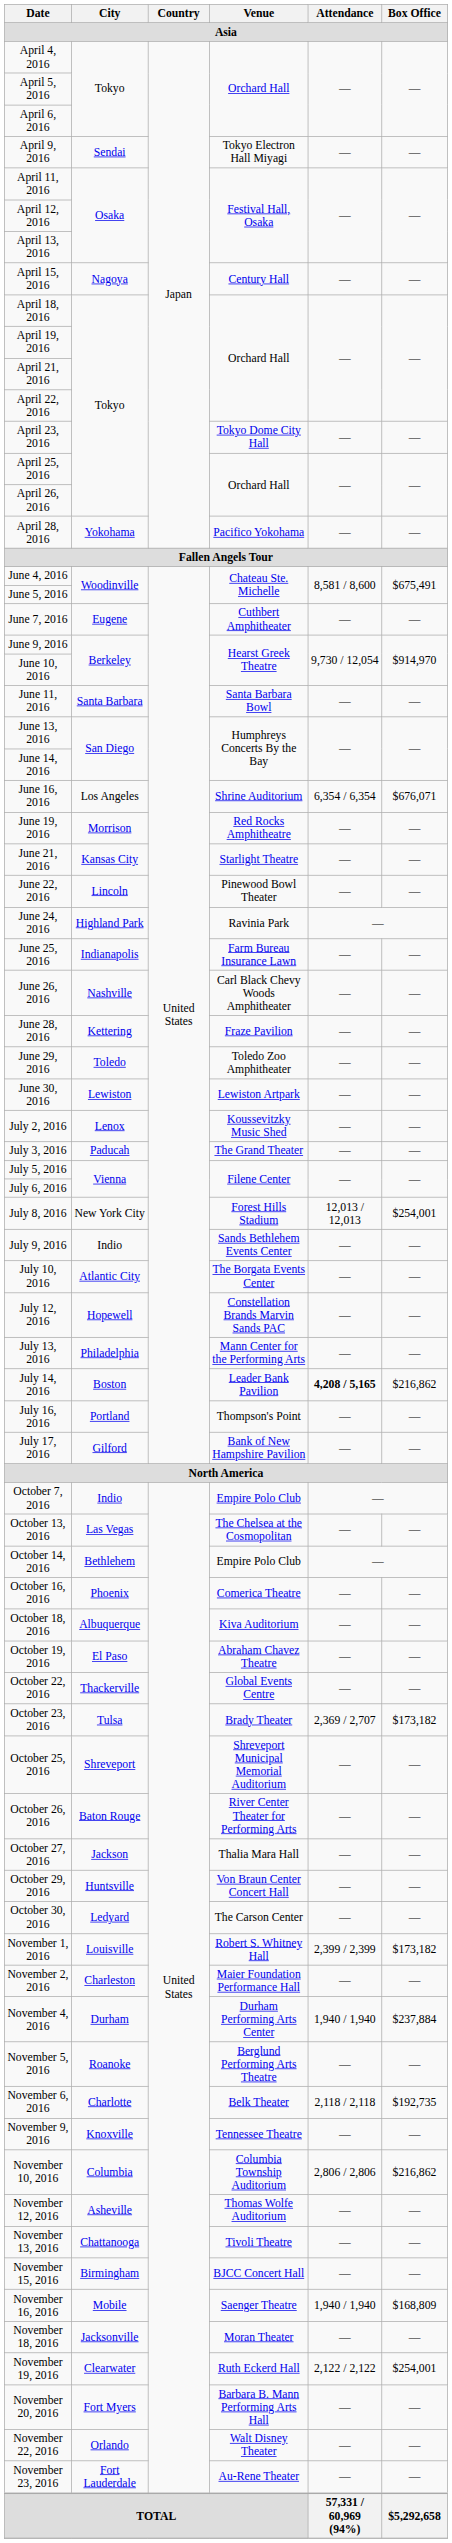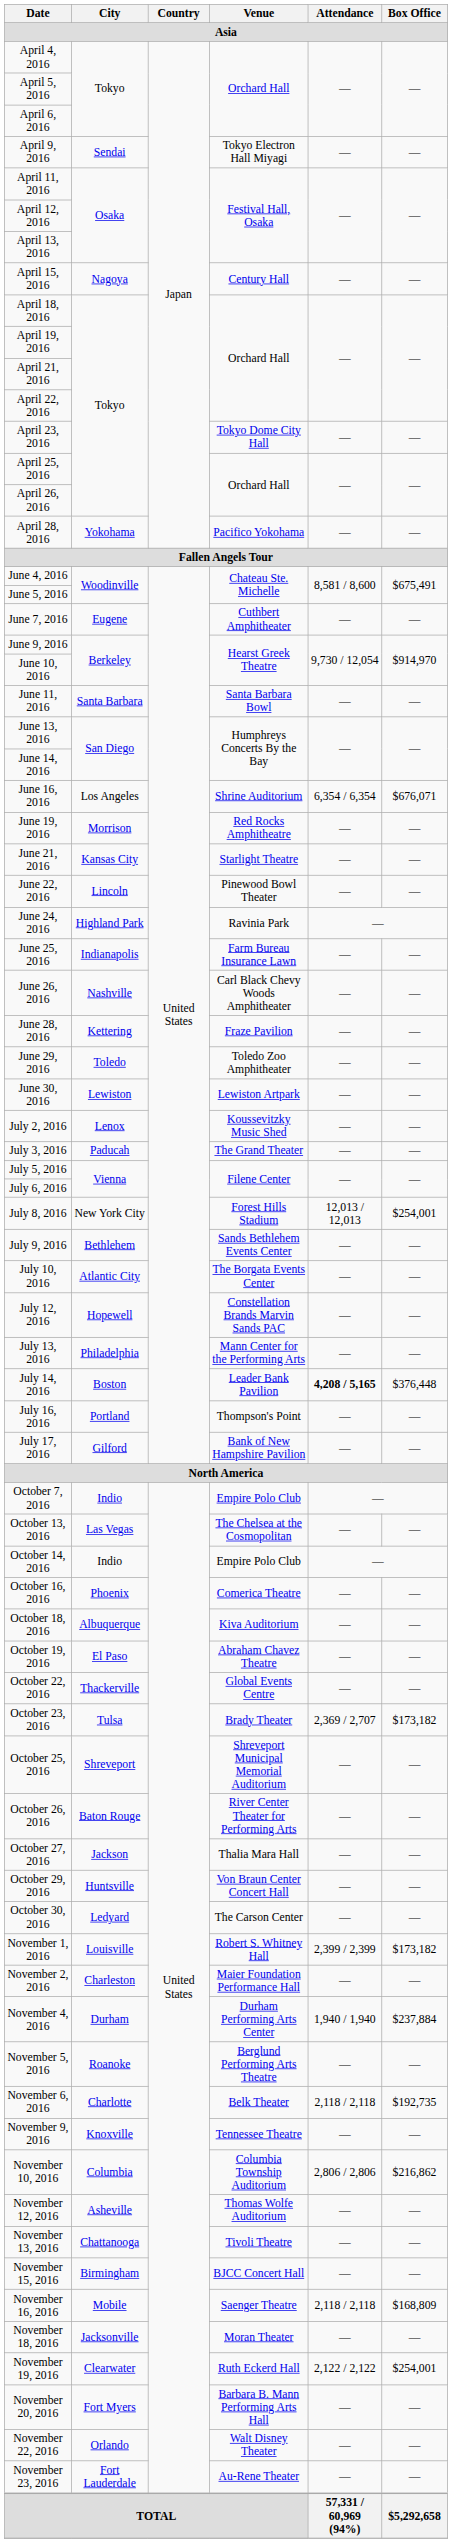(110, 1245) Indio -> (110, 1245) Bethlehem
(414, 1384) $216,862 -> (414, 1384) $376,448
(110, 1561) Bethlehem -> (110, 1561) Indio
(345, 2305) 1,940 / 1,940 -> (345, 2305) 2,118 / 2,118
